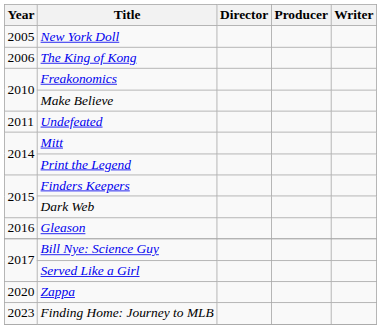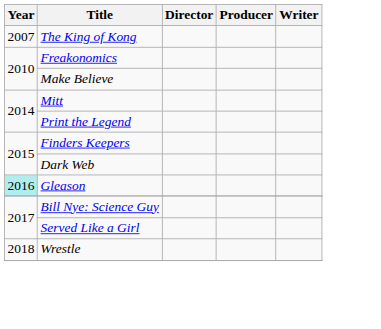- row: (80, 36)
(21, 57) 2006 -> (21, 36) 2007
- row: (72, 121)
(21, 228) no background -> (21, 185) paleturquoise background
+ row: (61, 249)
- row: (58, 292)
- row: (127, 313)
